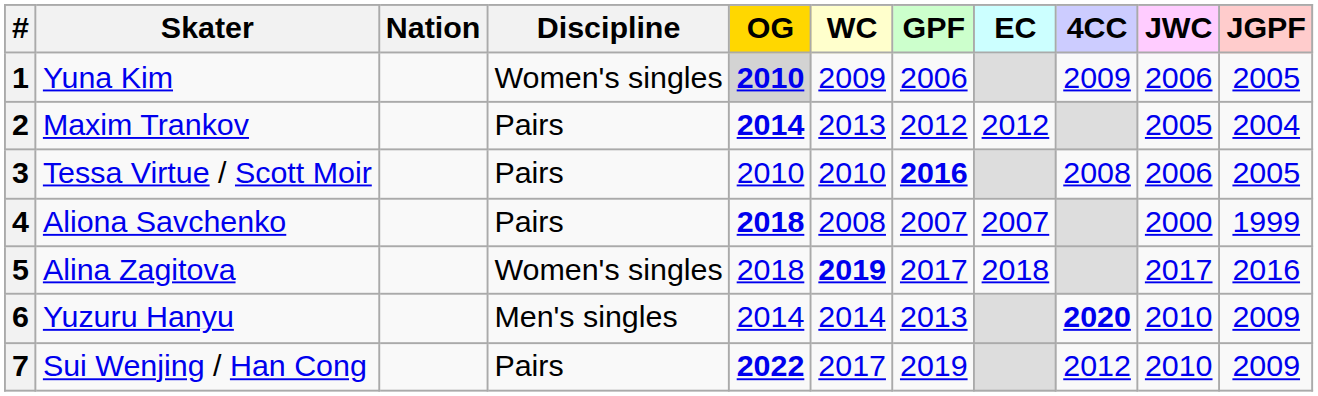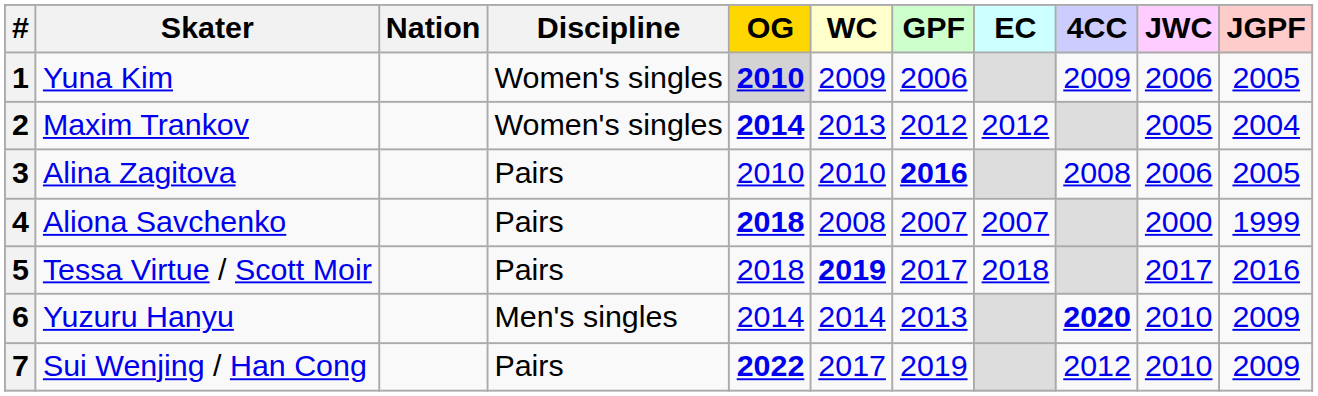(529, 125) Pairs -> (609, 125) Women's singles
(207, 173) Tessa Virtue / Scott Moir -> (139, 173) Alina Zagitova
(139, 269) Alina Zagitova -> (207, 269) Tessa Virtue / Scott Moir
(609, 269) Women's singles -> (529, 269) Pairs
